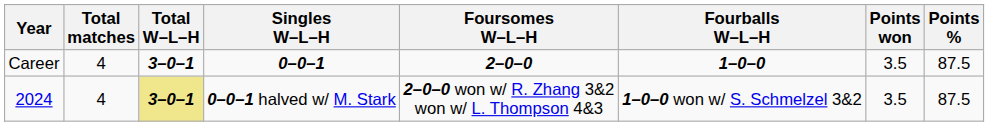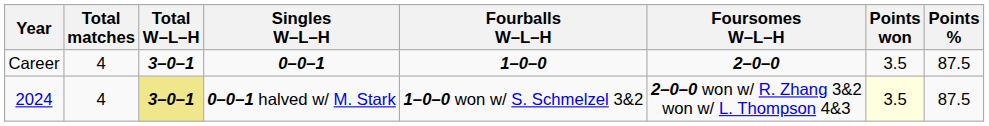columns swapped: (509, 27) <-> (742, 27)
(895, 99) no background -> (895, 99) lightyellow background
